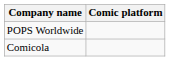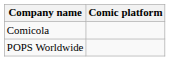rows swapped: (28, 47) <-> (45, 30)
